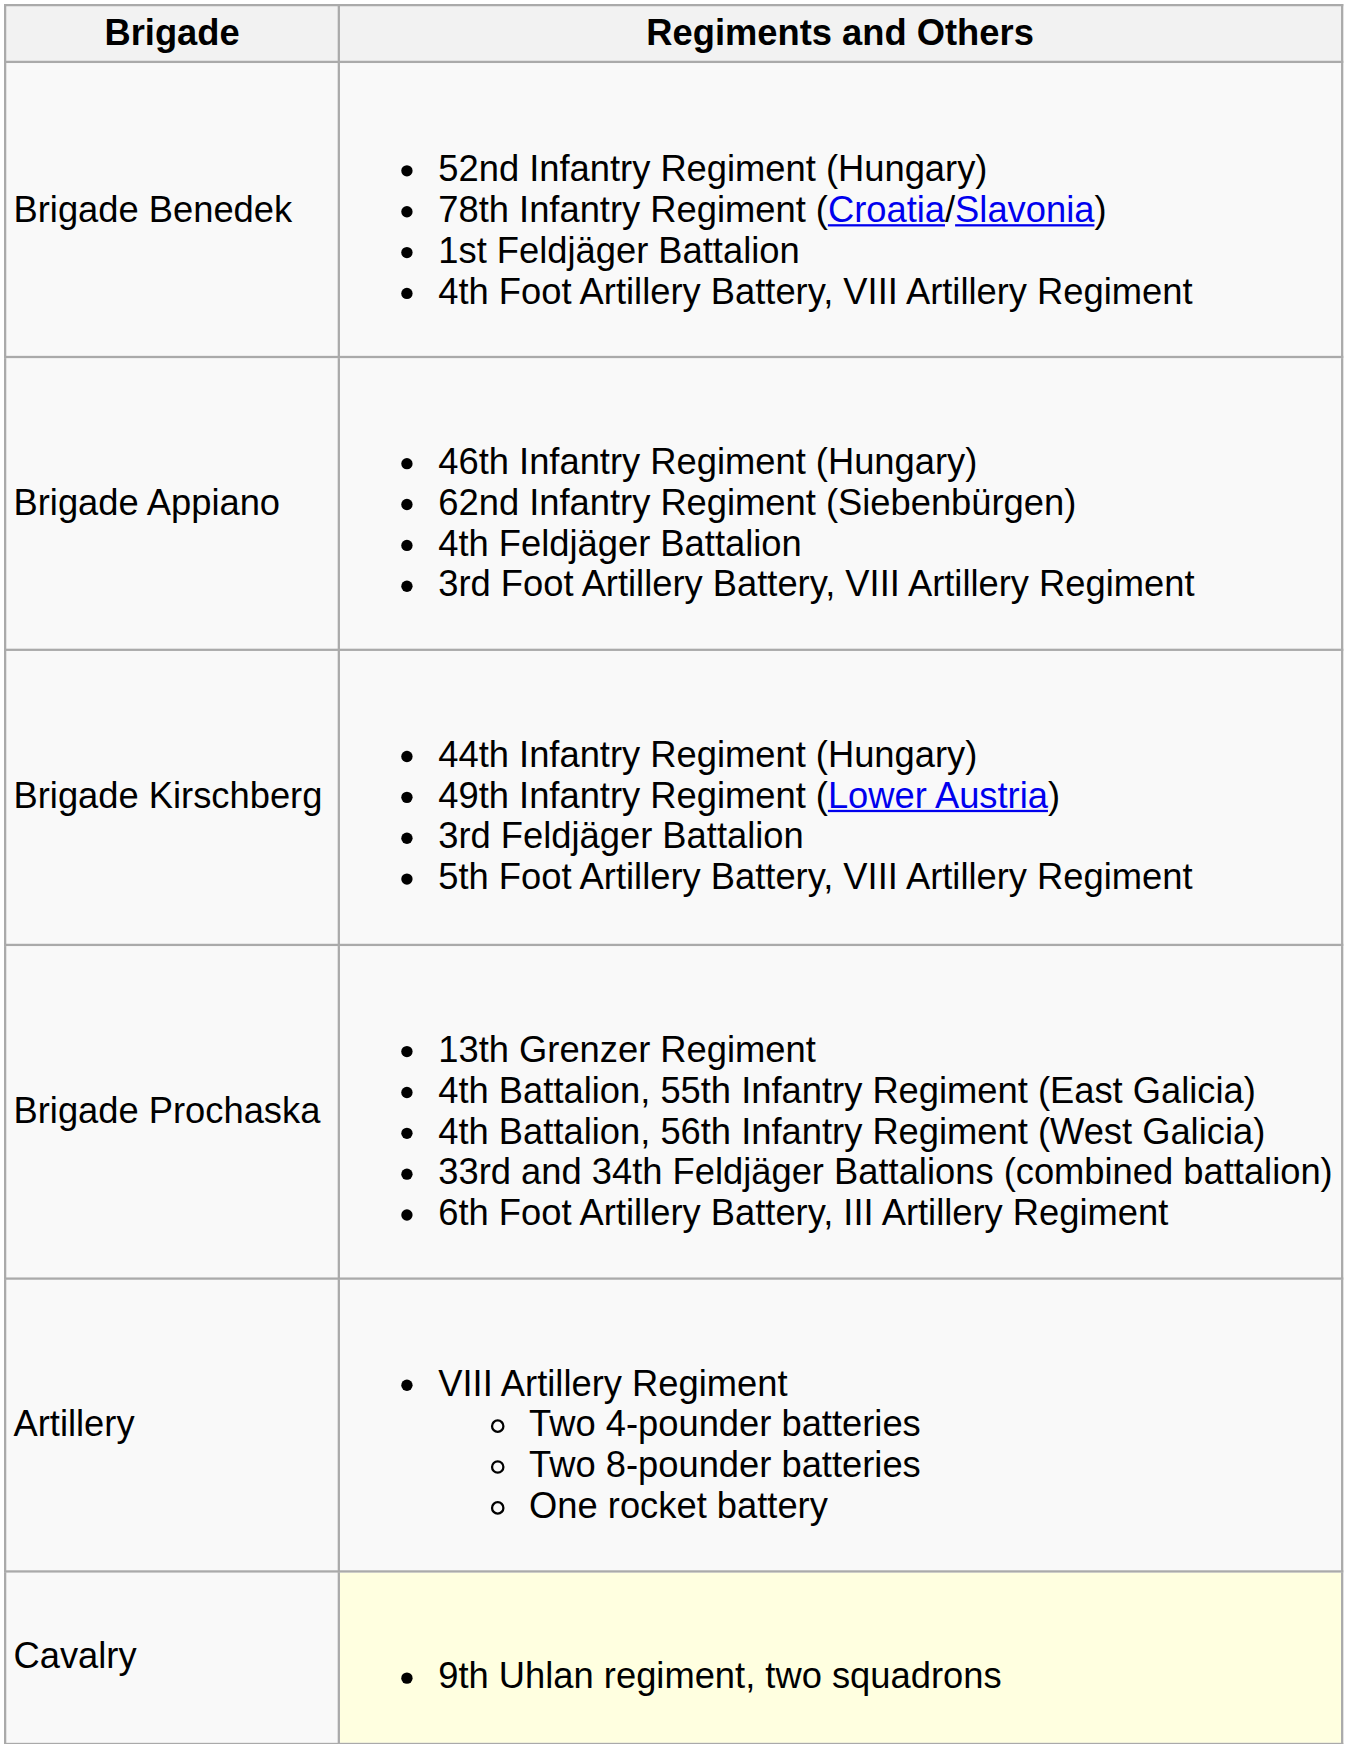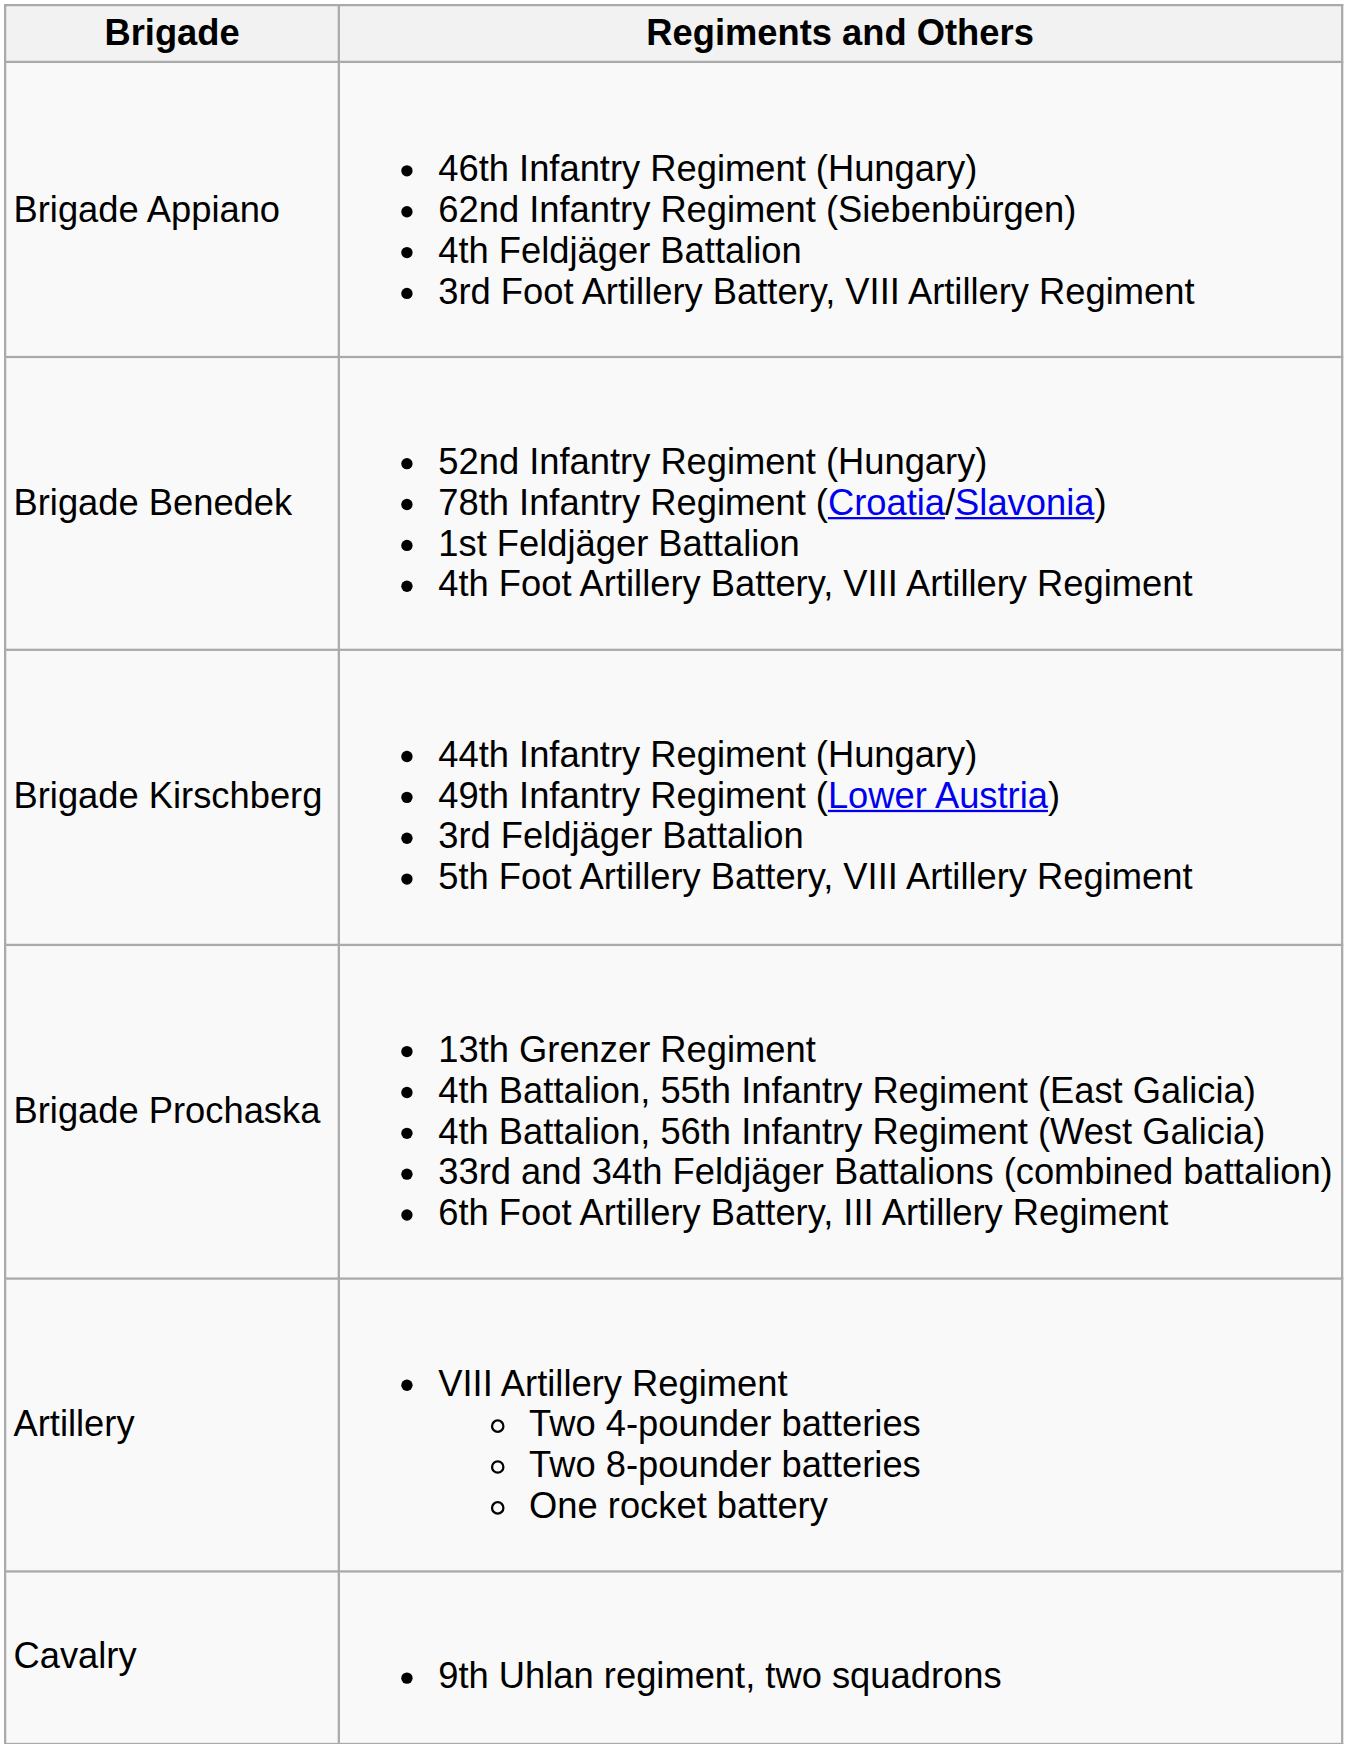rows swapped: (147, 502) <-> (153, 208)
(840, 1678) lightyellow background -> (840, 1678) no background
